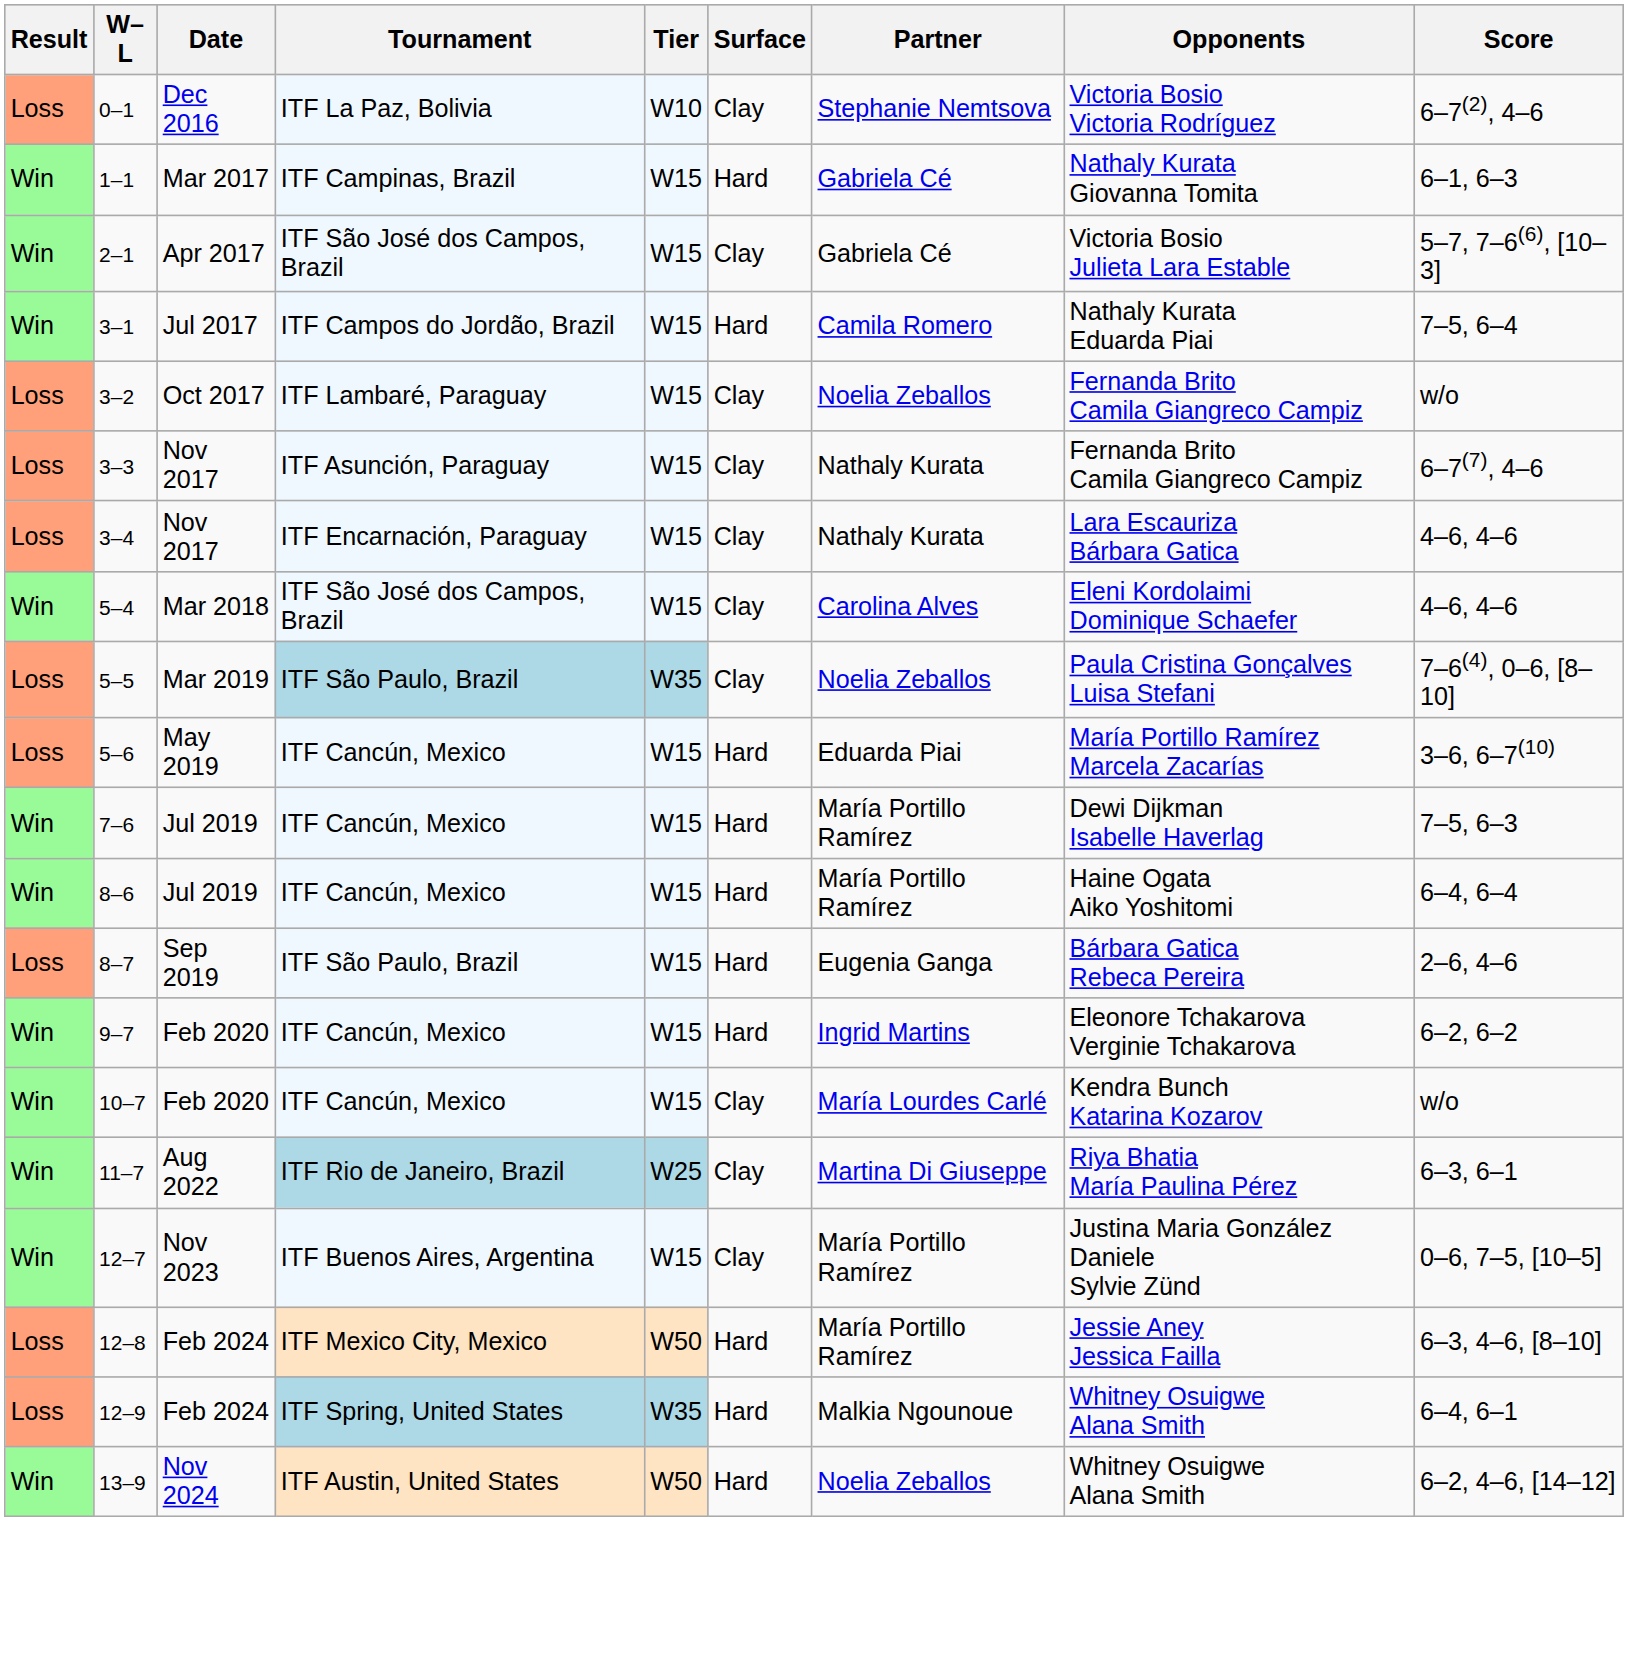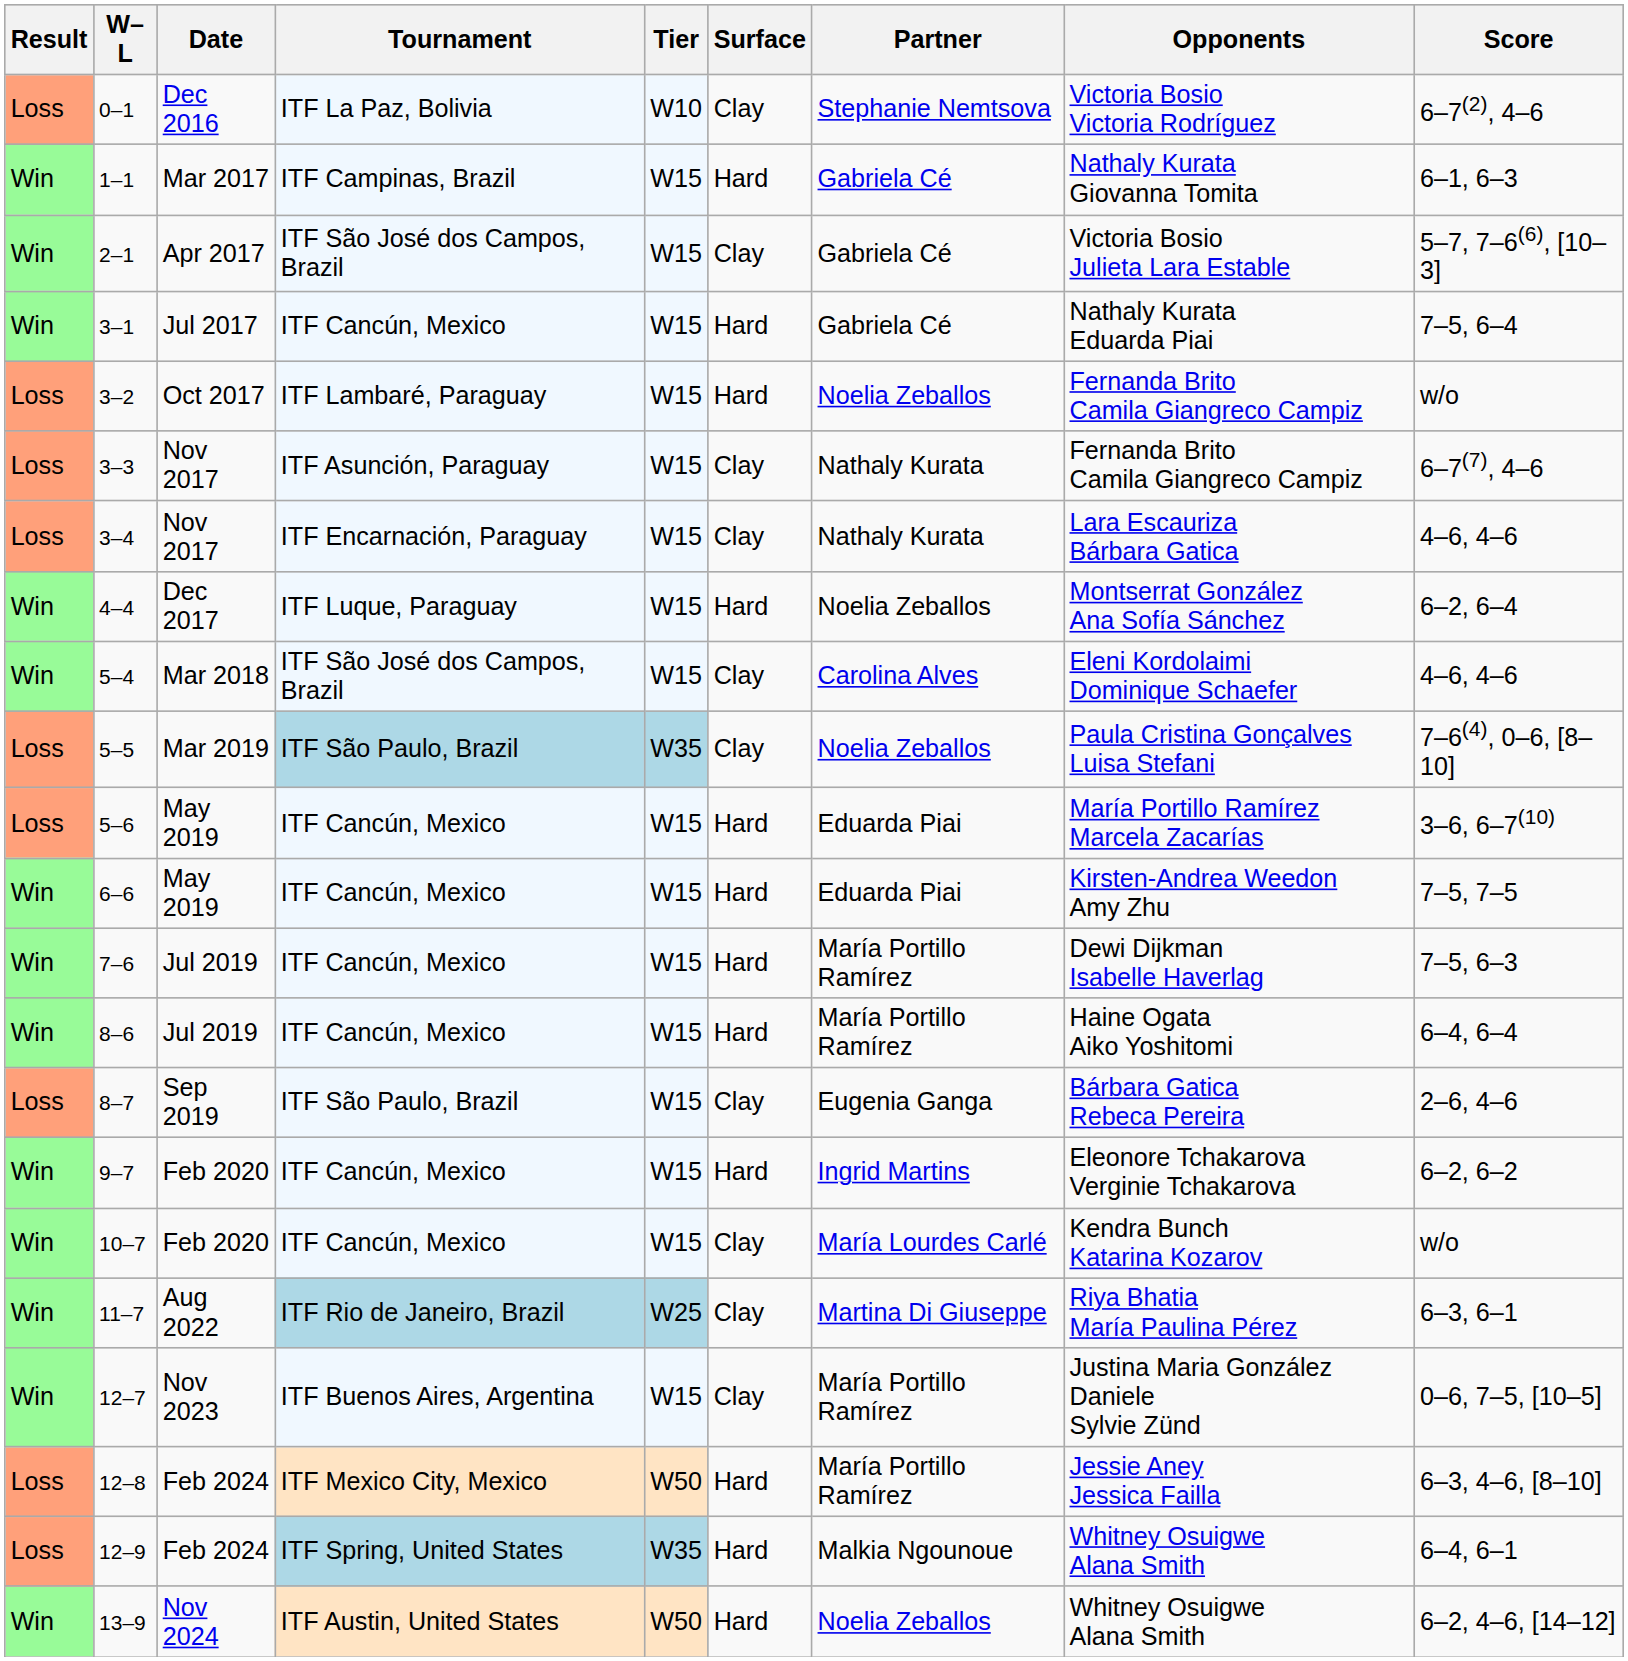(448, 325) ITF Campos do Jordão, Brazil -> (393, 325) ITF Cancún, Mexico
(905, 325) Camila Romero -> (885, 325) Gabriela Cé
(739, 395) Clay -> (741, 395) Hard
+ row: (117, 607)
+ row: (117, 893)
(741, 962) Hard -> (739, 1101) Clay
